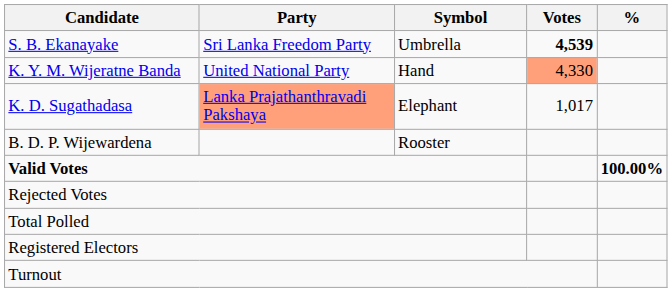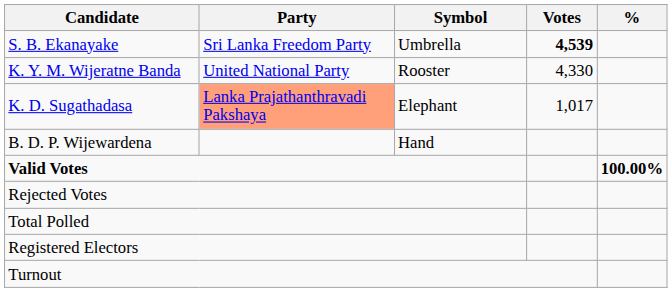(416, 70) Hand -> (424, 70) Rooster
(574, 70) lightsalmon background -> (574, 70) no background
(424, 141) Rooster -> (416, 141) Hand
